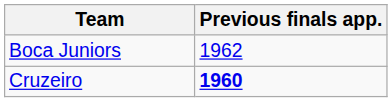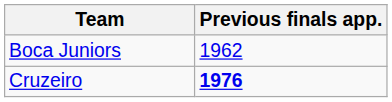(221, 81) 1960 -> (221, 81) 1976
